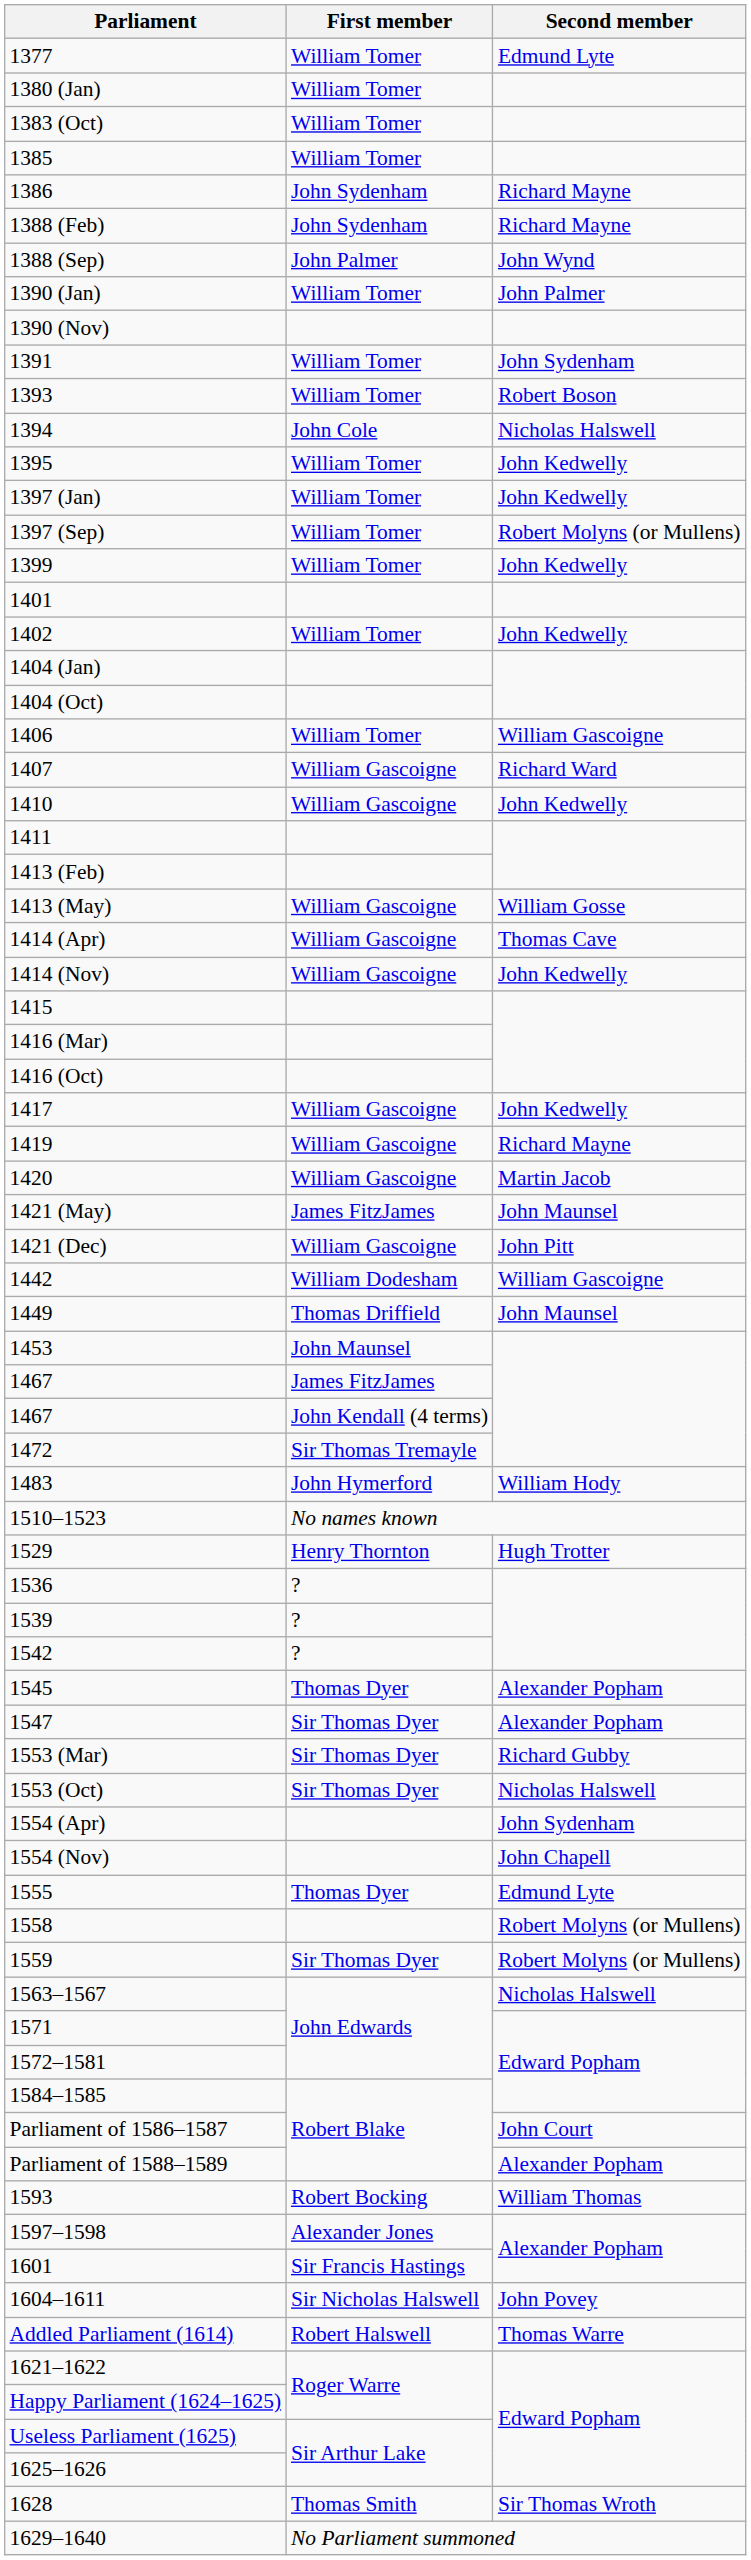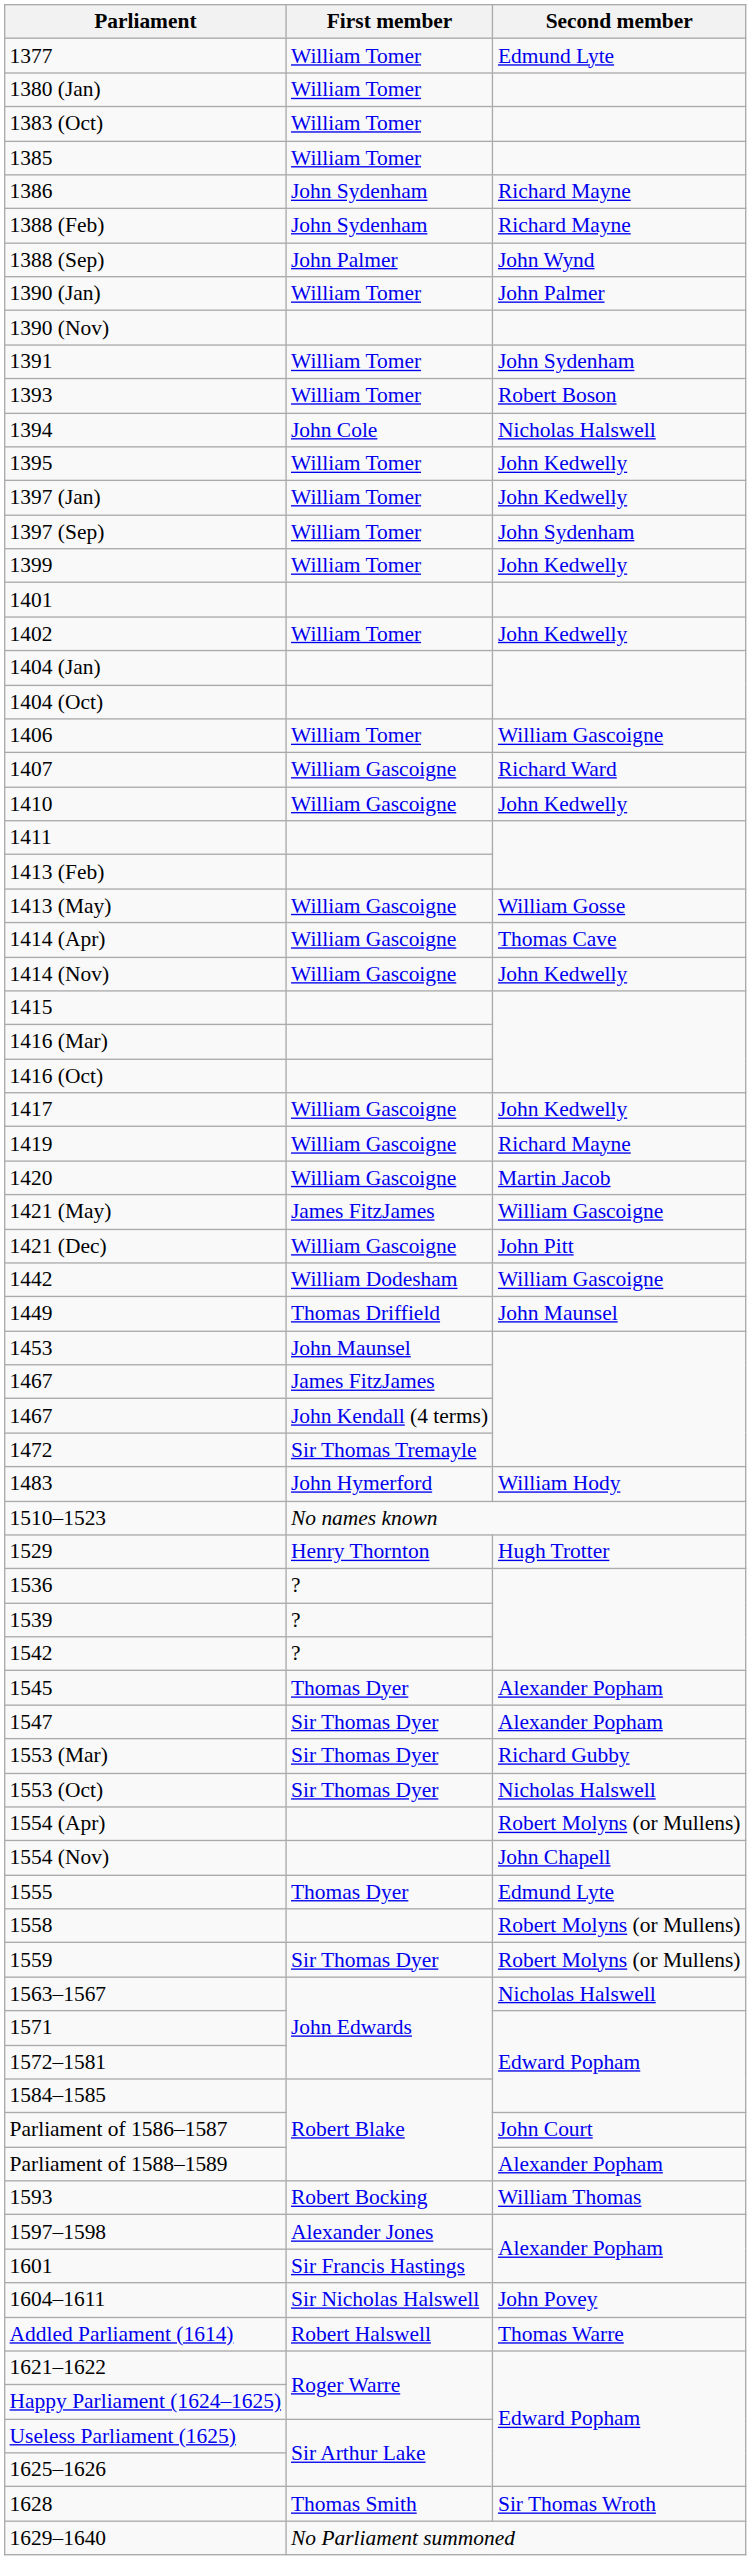(619, 531) Robert Molyns (or Mullens) -> (566, 531) John Sydenham
(558, 1211) John Maunsel -> (581, 1211) William Gascoigne
(566, 1823) John Sydenham -> (619, 1823) Robert Molyns (or Mullens)
